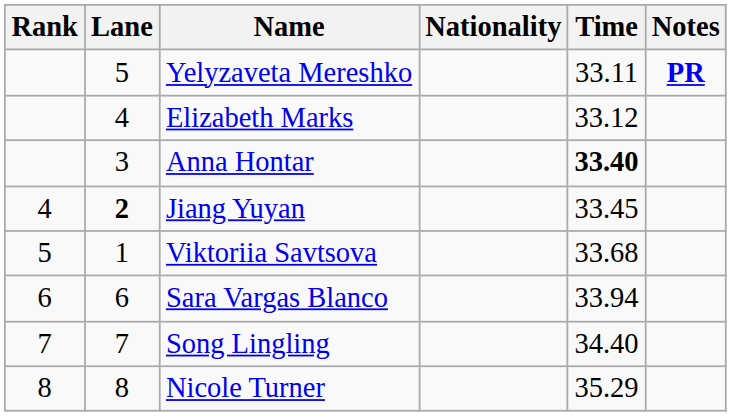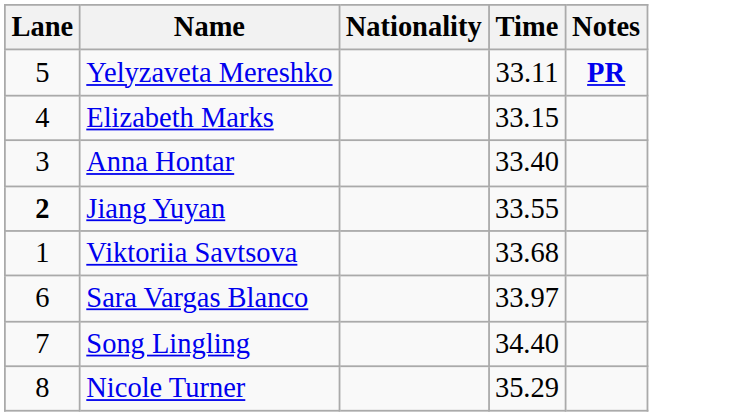- column: (45, 27)
(607, 117) 33.12 -> (527, 117) 33.15
(607, 162) bold -> (527, 162) normal
(607, 207) 33.45 -> (527, 207) 33.55
(607, 298) 33.94 -> (527, 298) 33.97
